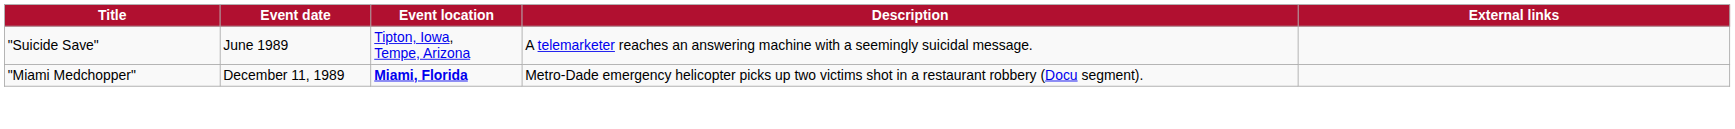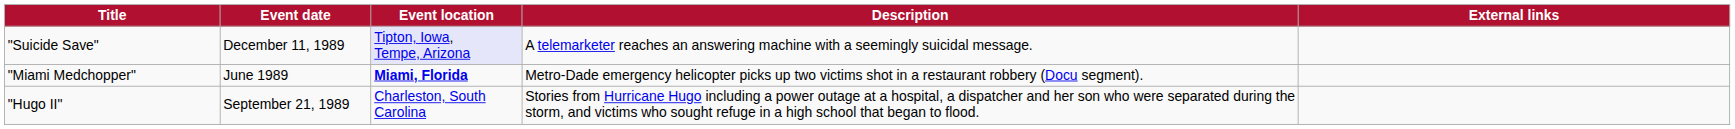(256, 45) June 1989 -> (284, 45) December 11, 1989
(422, 45) no background -> (422, 45) lavender background
(284, 75) December 11, 1989 -> (256, 75) June 1989
+ row: (35, 105)
